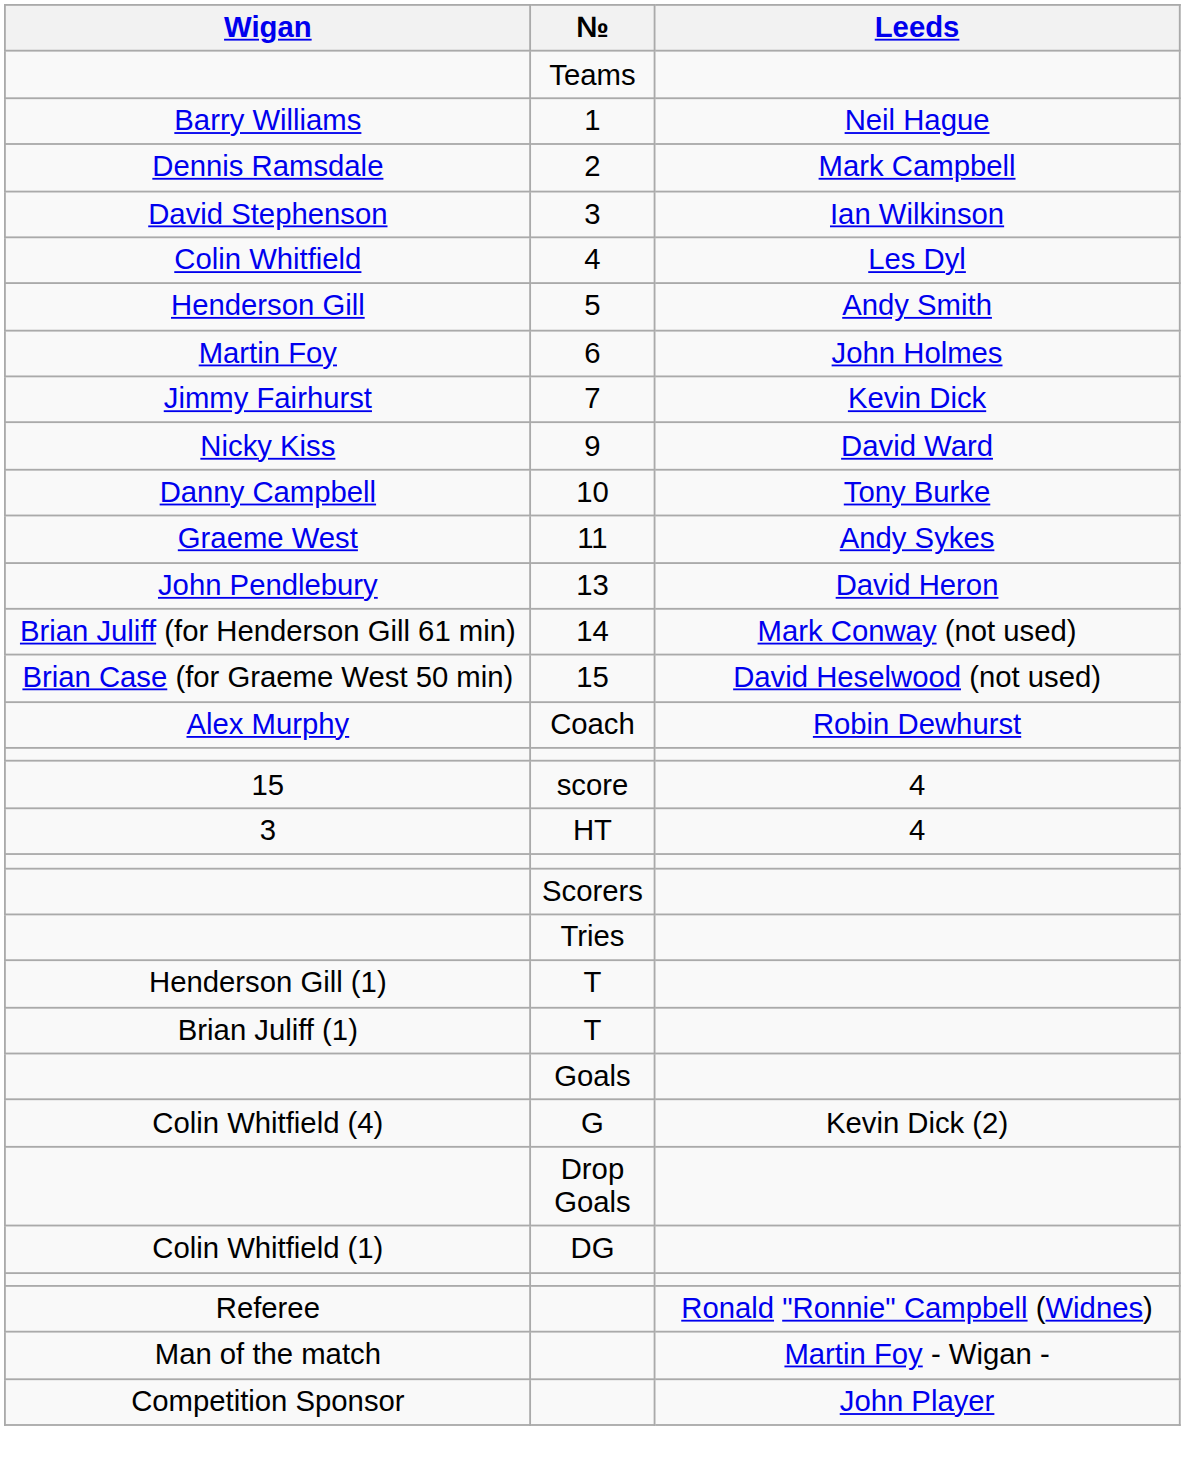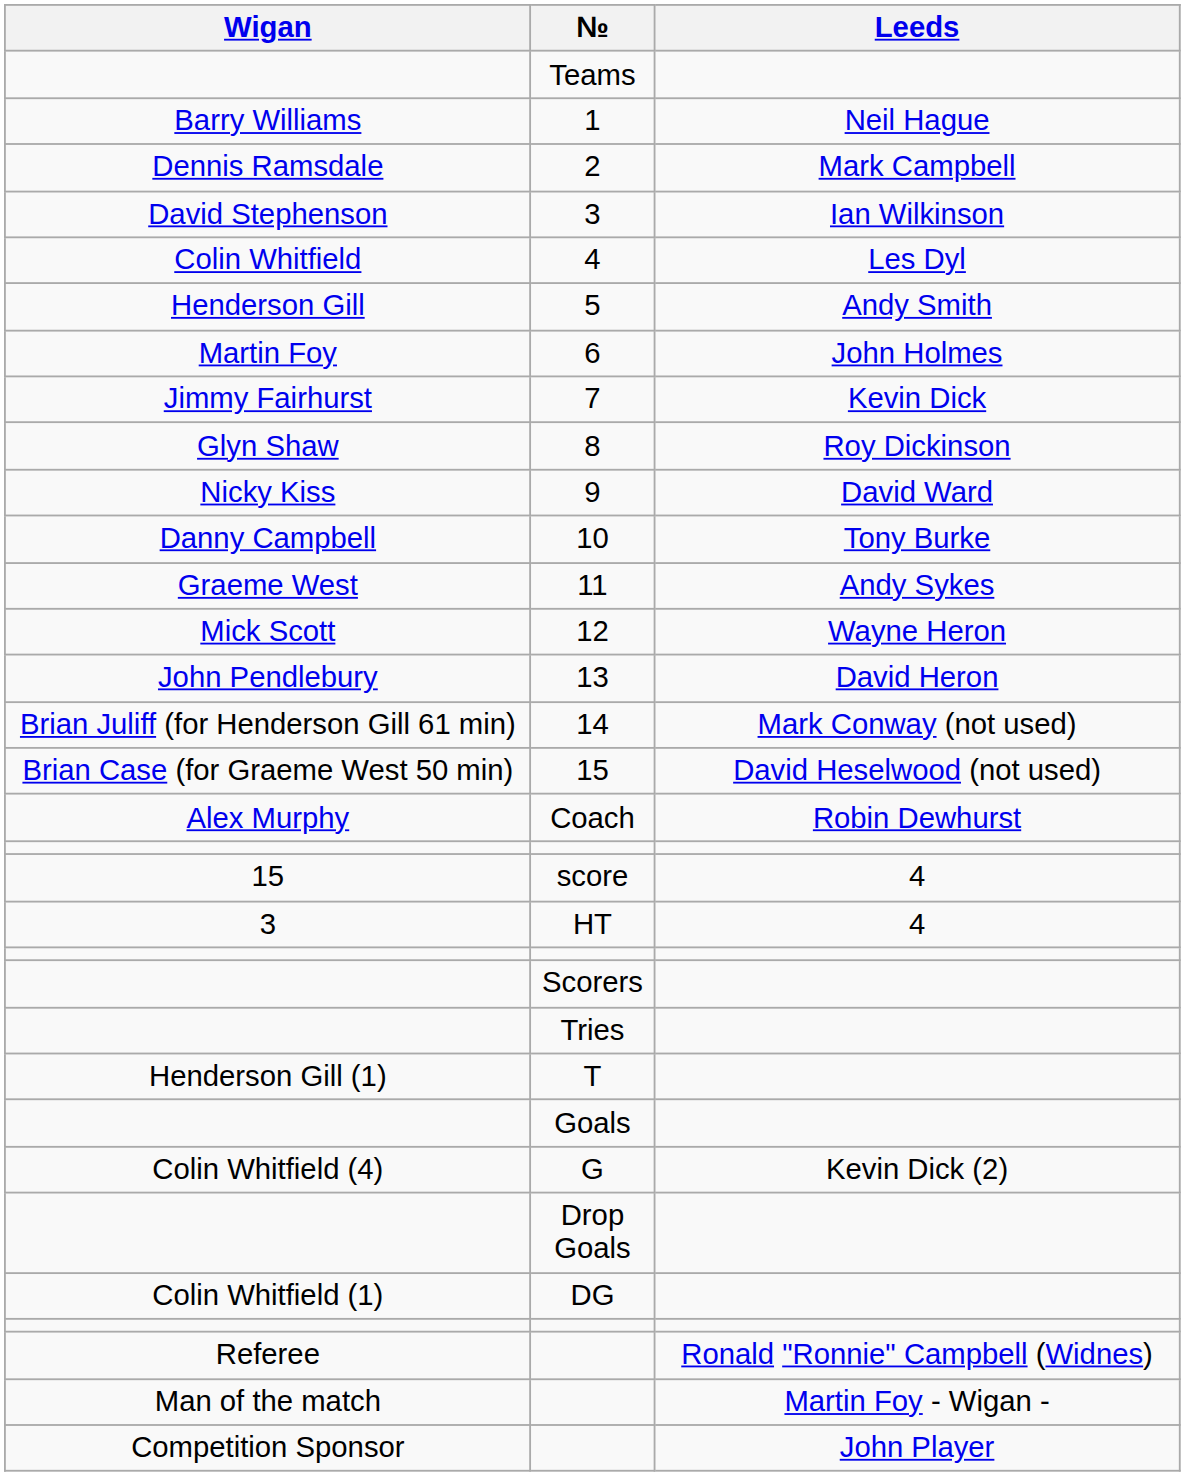+ row: (268, 445)
+ row: (268, 631)
- row: (268, 1029)
